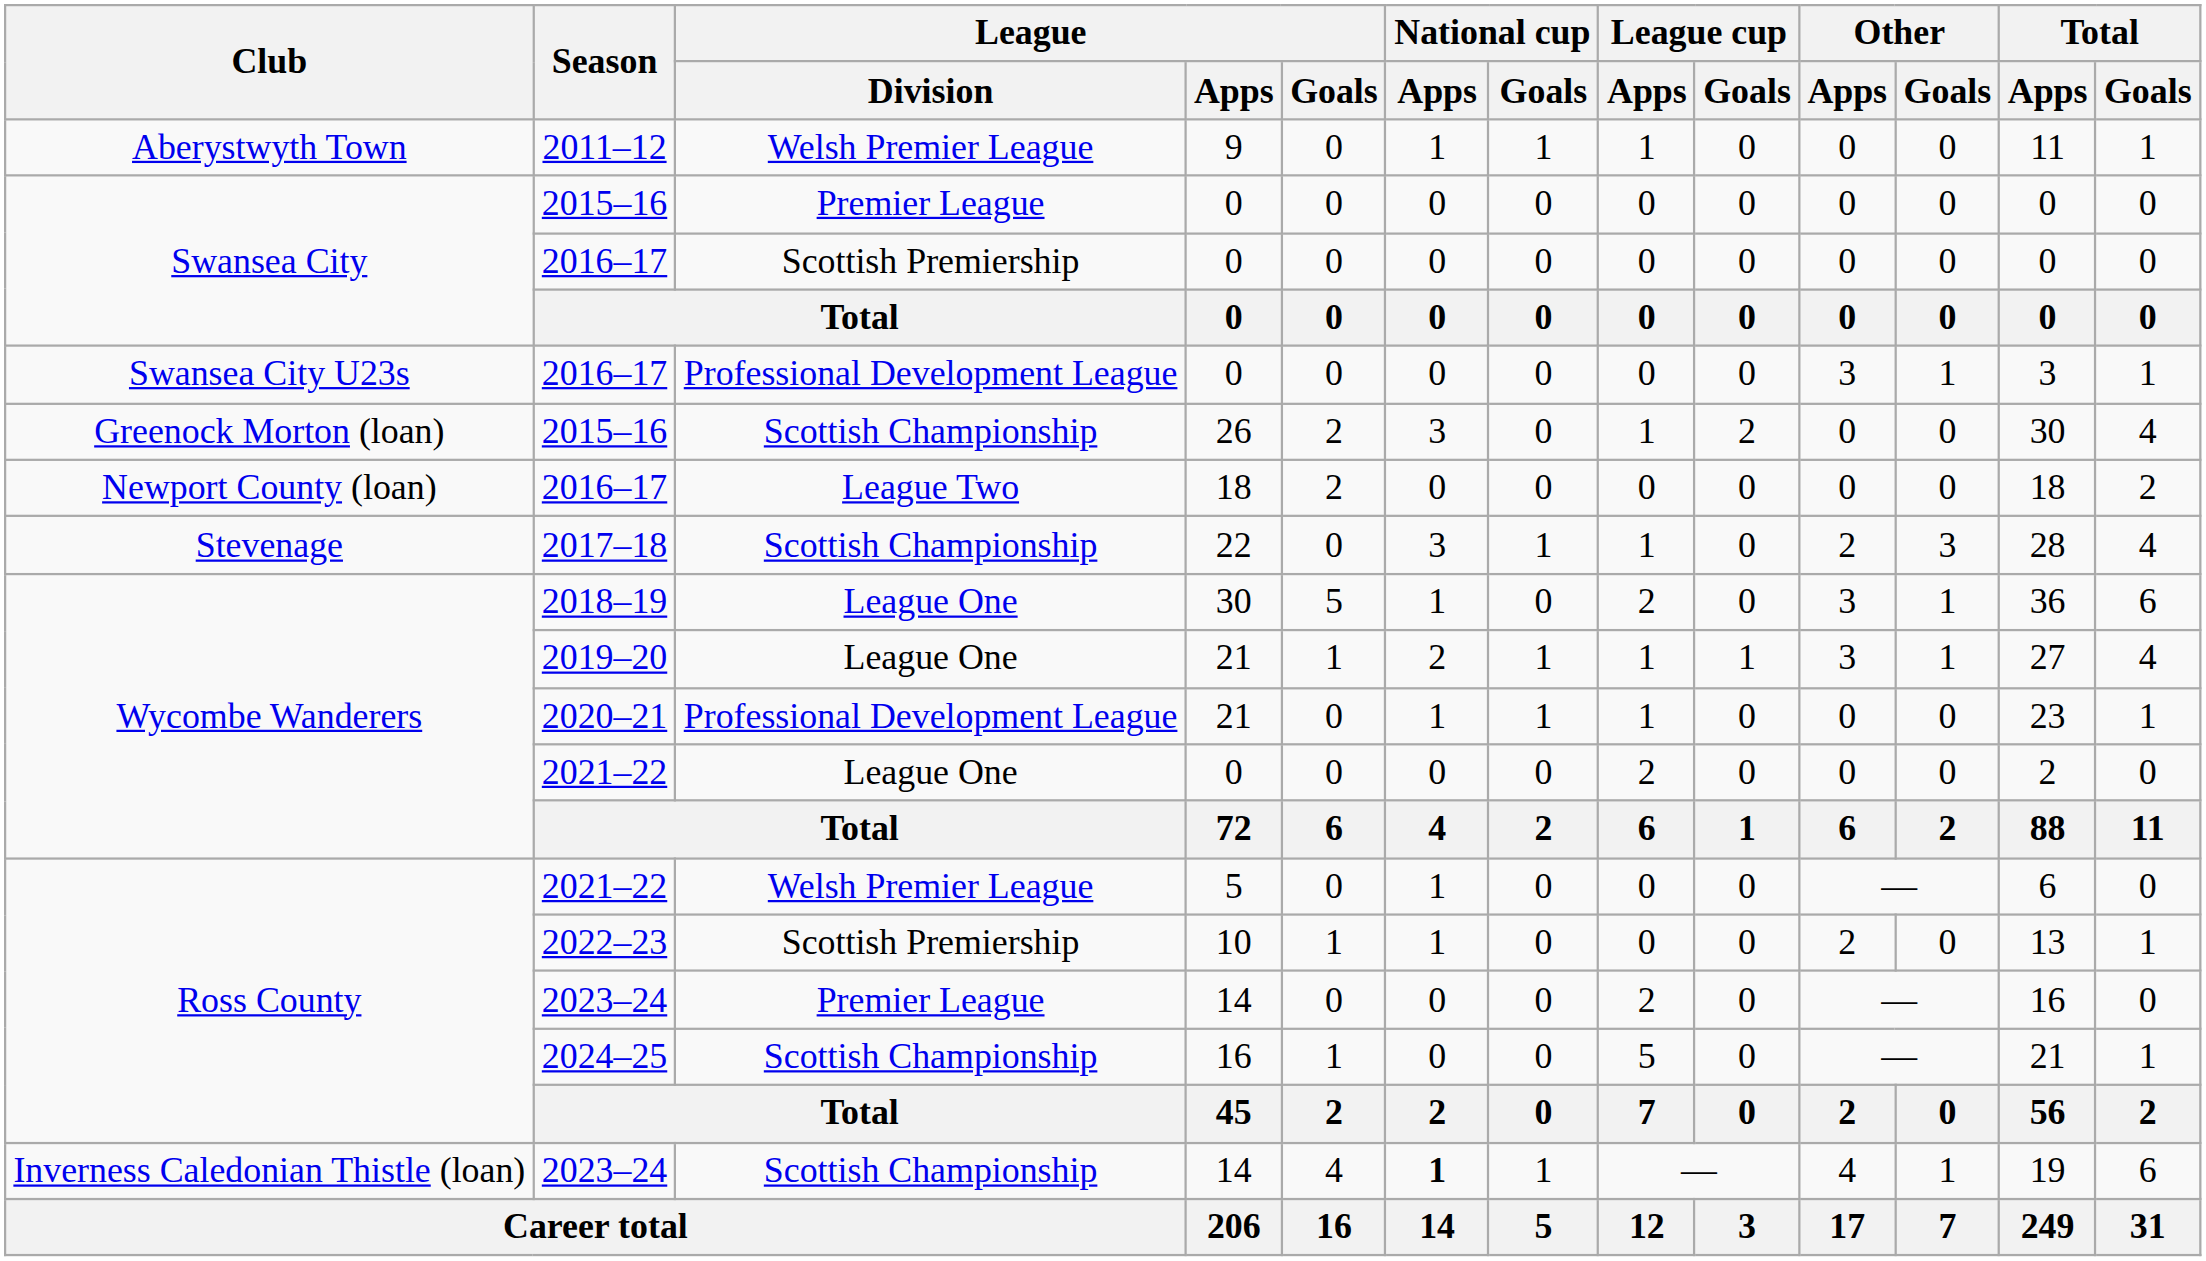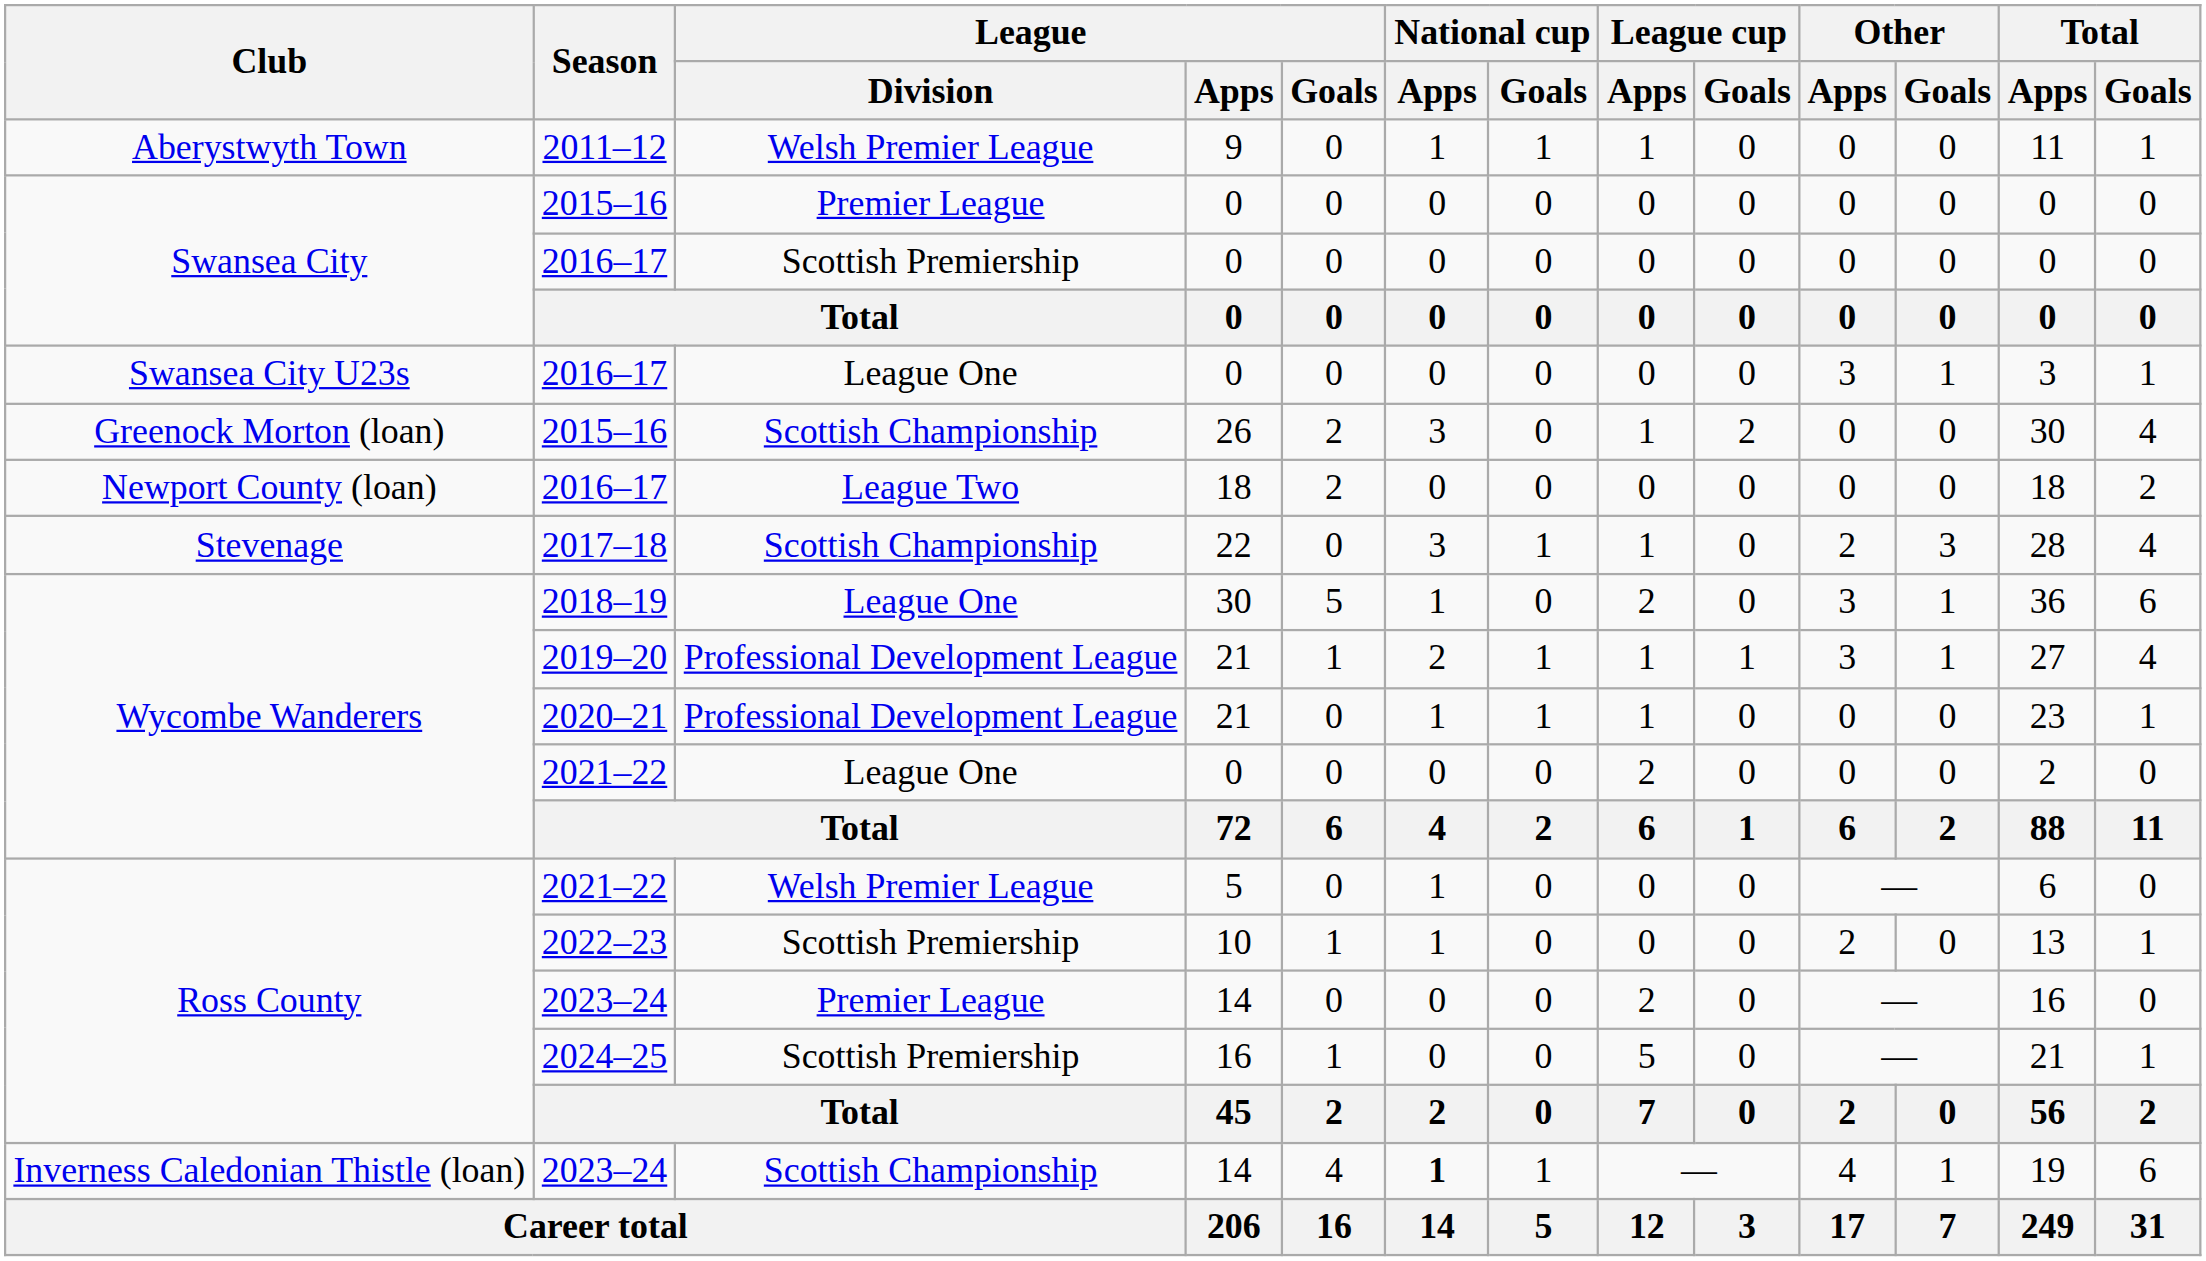(931, 373) Professional Development League -> (931, 373) League One
(931, 658) League One -> (931, 658) Professional Development League
(931, 1056) Scottish Championship -> (931, 1056) Scottish Premiership
